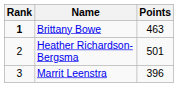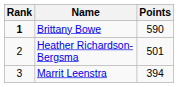(155, 29) 463 -> (155, 29) 590
(155, 73) 396 -> (155, 73) 394
